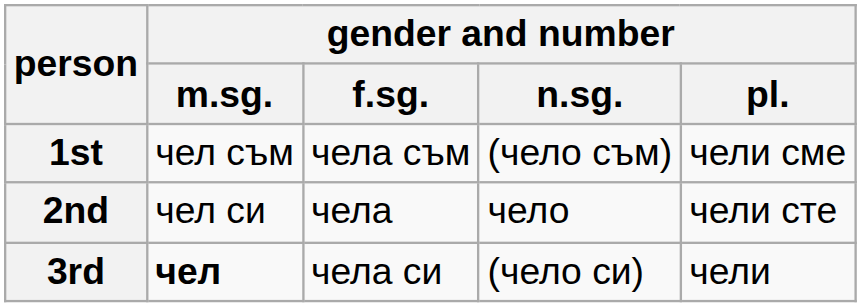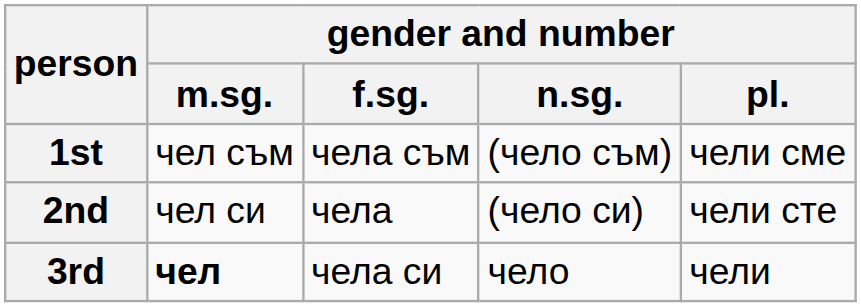(528, 211) чело -> (566, 211) (чело си)
(566, 270) (чело си) -> (528, 270) чело
